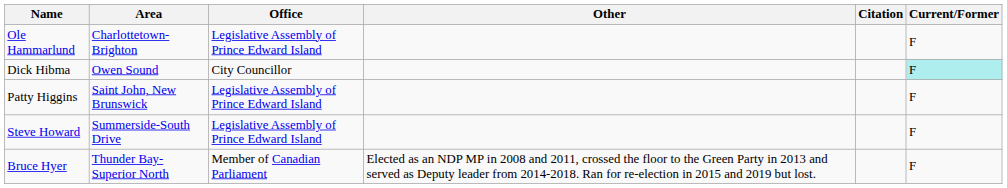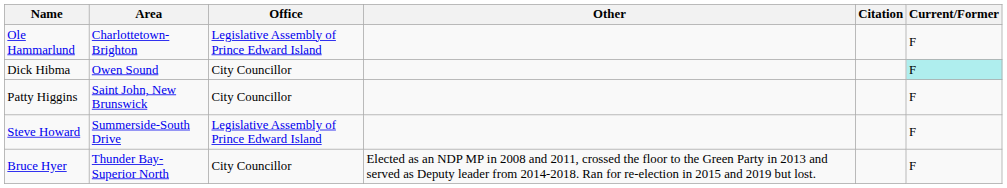(274, 97) Legislative Assembly of Prince Edward Island -> (251, 97) City Councillor
(266, 166) Member of Canadian Parliament -> (251, 166) City Councillor
